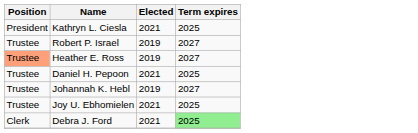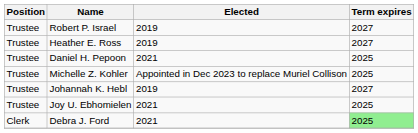- row: (89, 27)
(23, 58) lightsalmon background -> (23, 43) no background
+ row: (89, 74)
